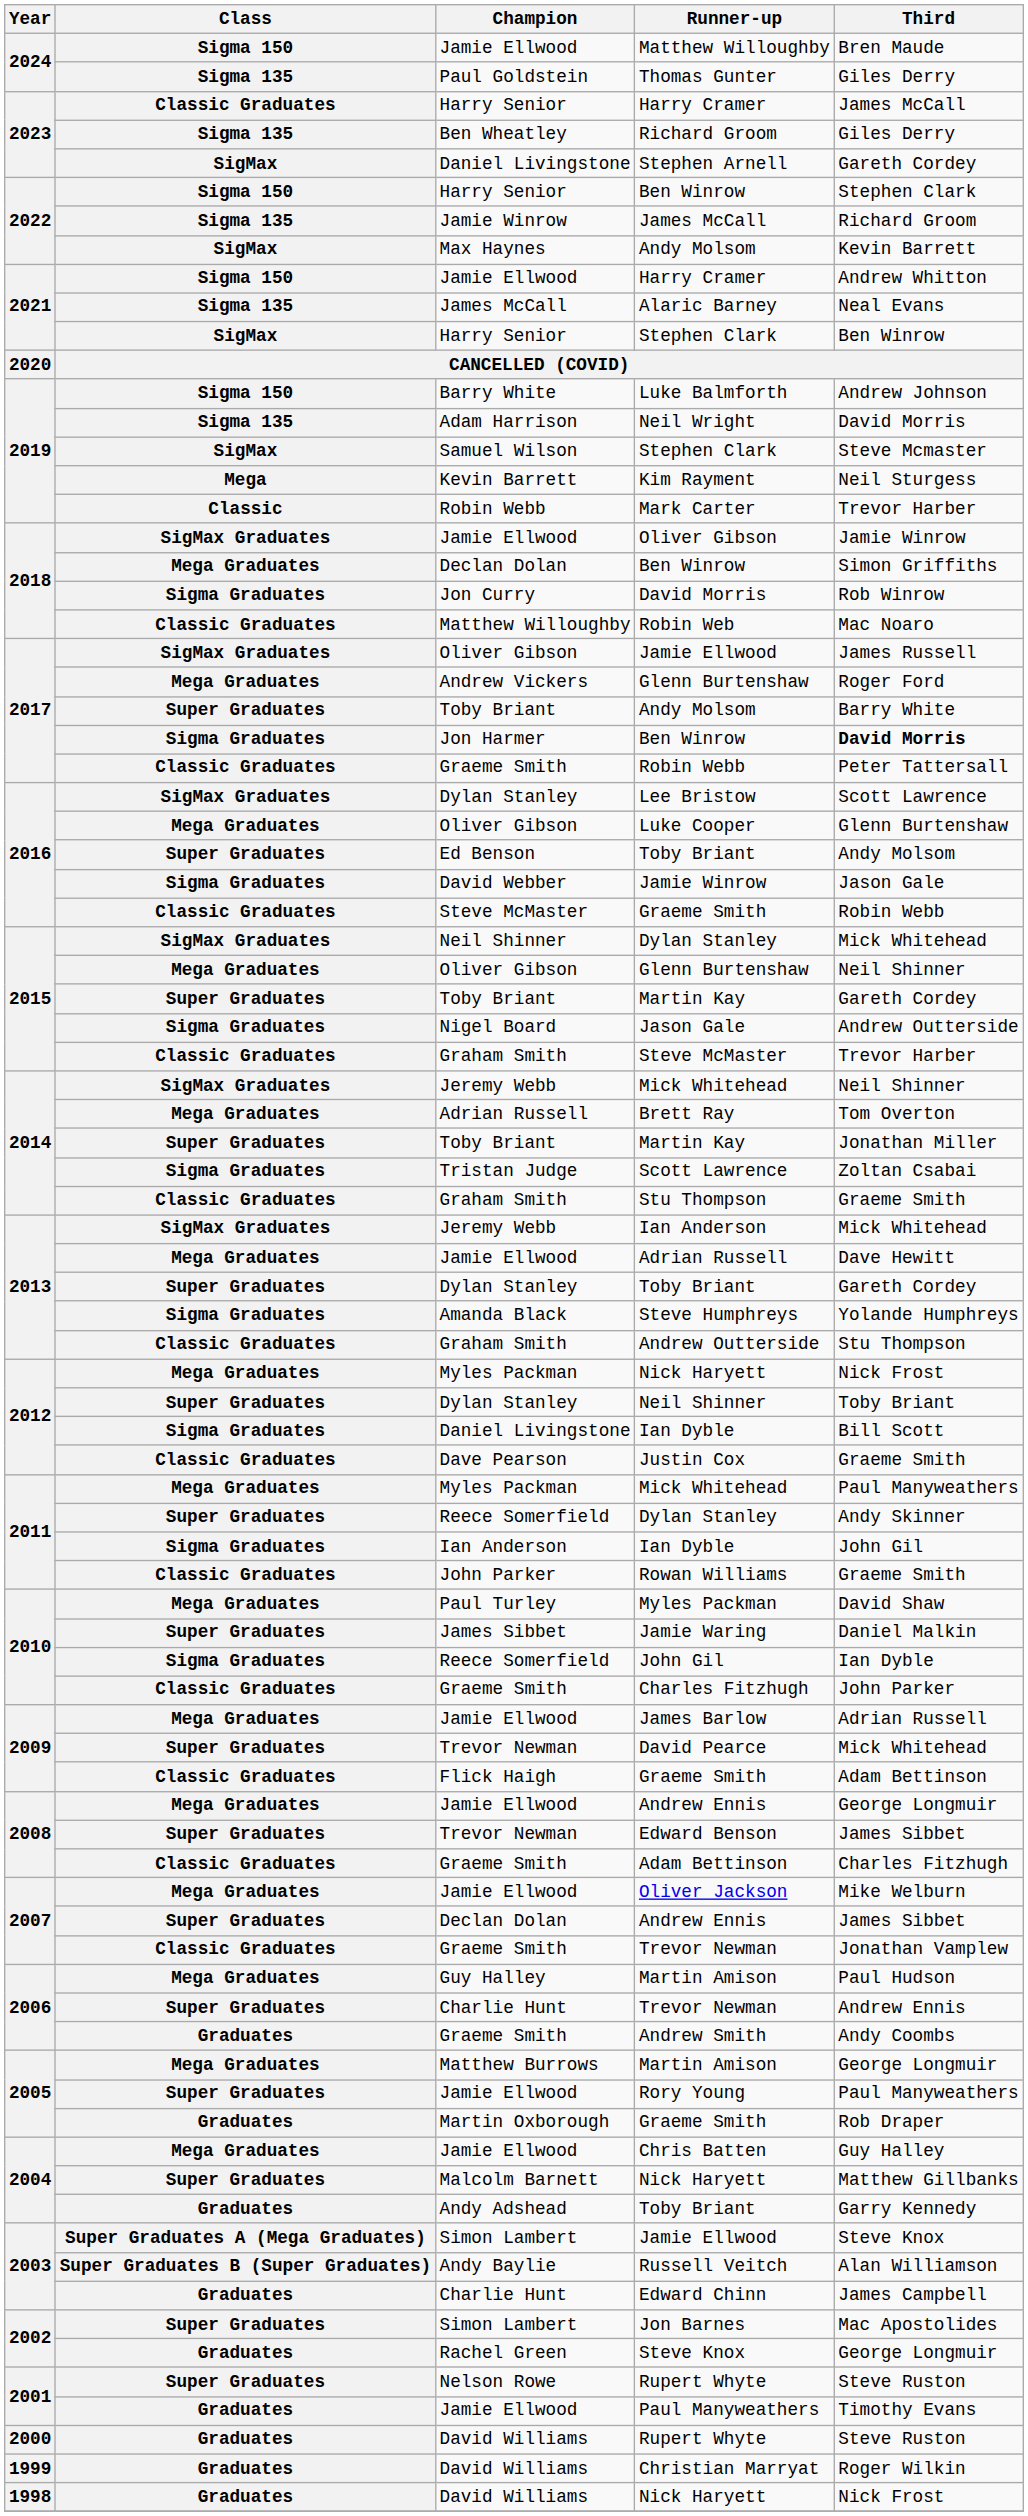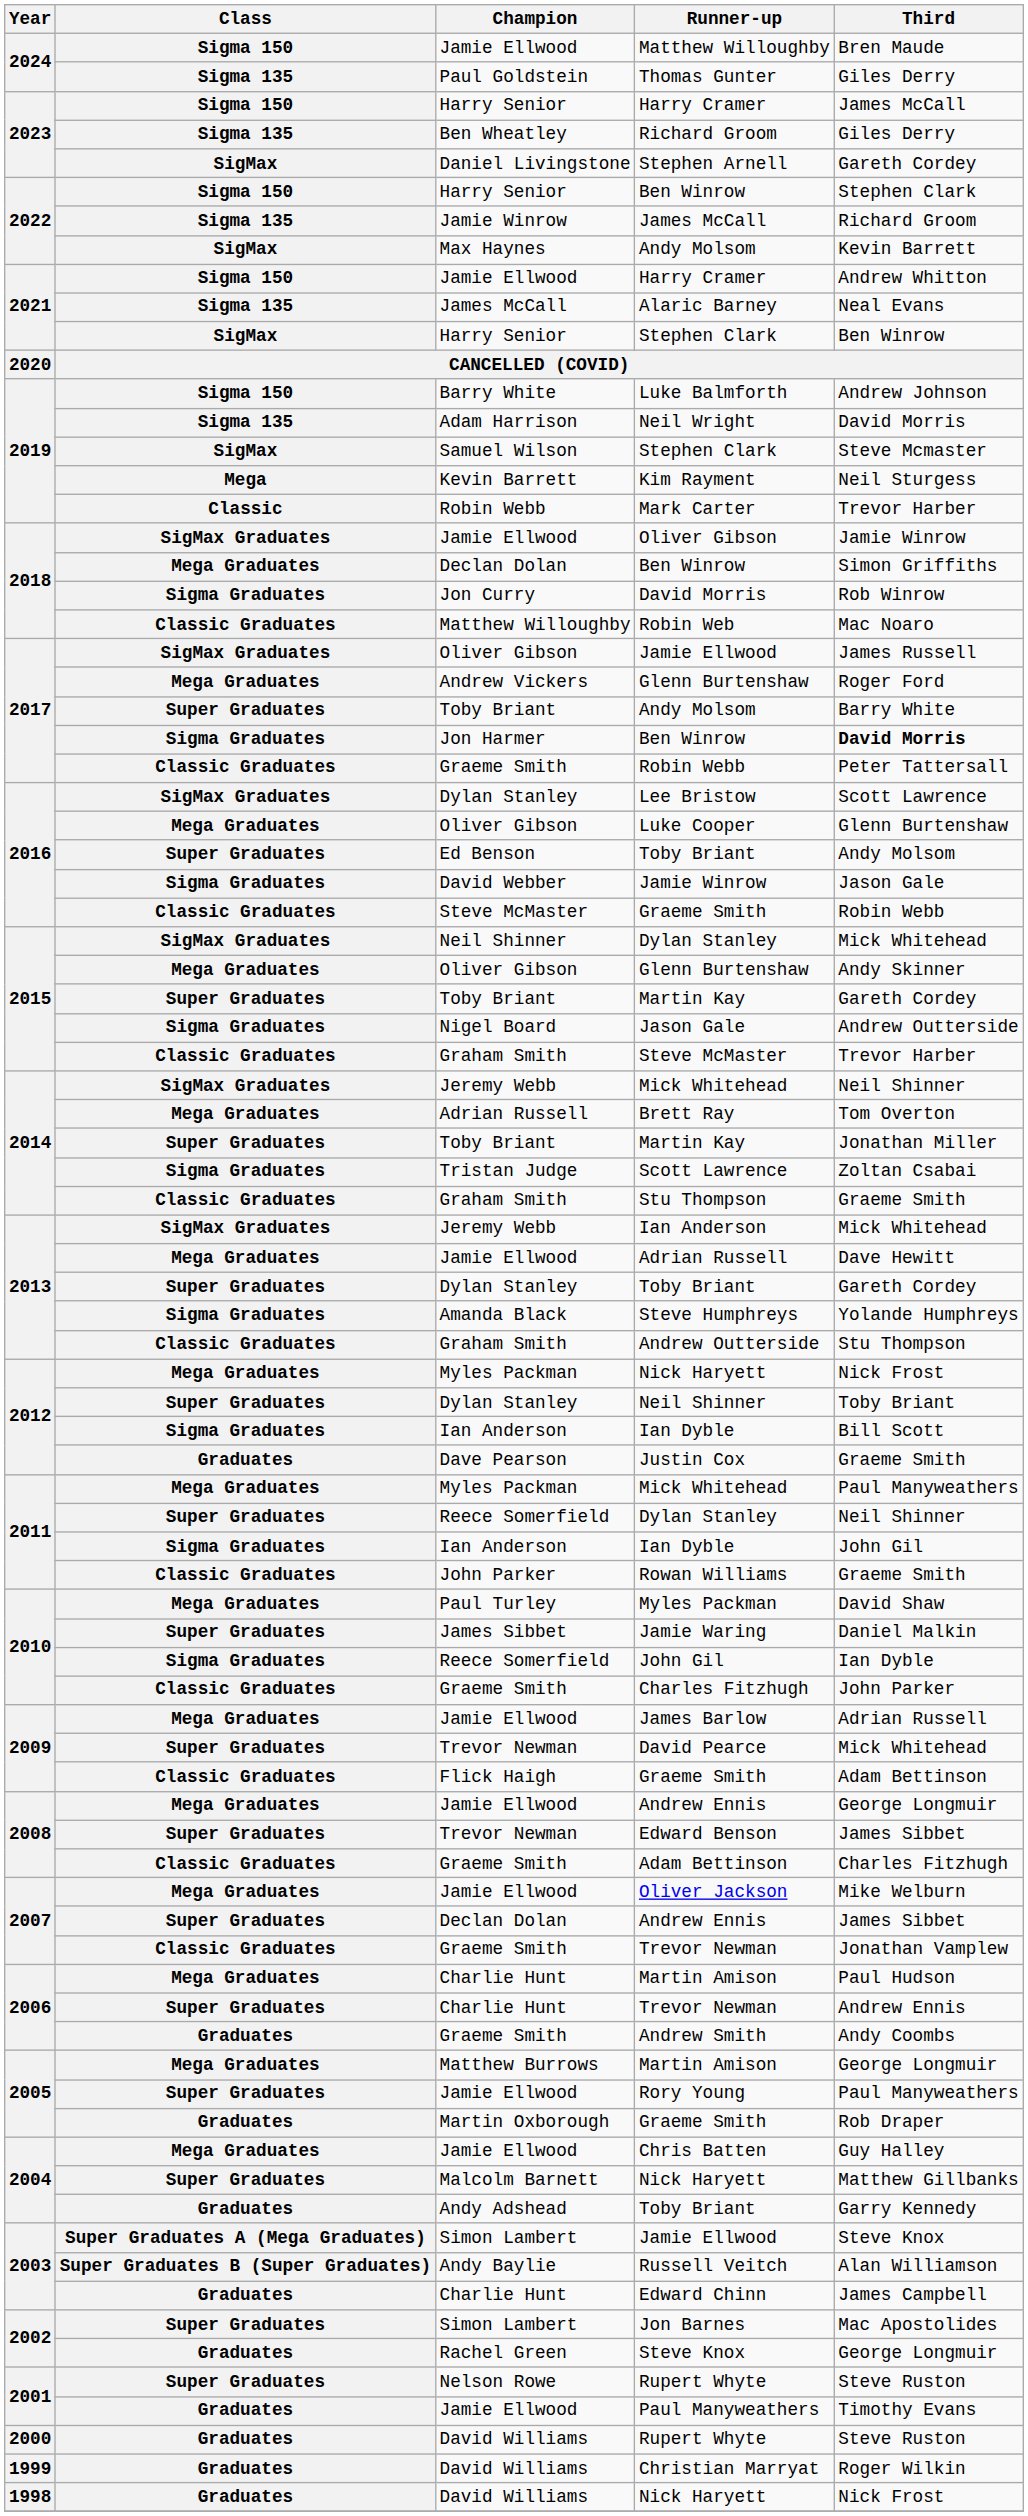(245, 106) Classic Graduates -> (245, 106) Sigma 150
(902, 970) Neil Shinner -> (902, 970) Andy Skinner
(535, 1431) Daniel Livingstone -> (503, 1431) Ian Anderson
(245, 1460) Classic Graduates -> (245, 1460) Graduates
(902, 1517) Andy Skinner -> (902, 1517) Neil Shinner
(493, 1979) Guy Halley -> (503, 1979) Charlie Hunt
